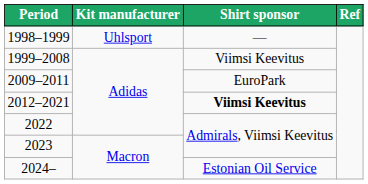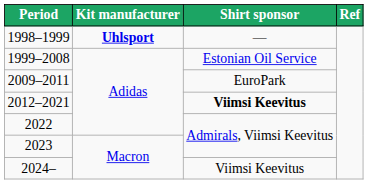(128, 37) normal -> (128, 37) bold
(260, 59) Viimsi Keevitus -> (260, 59) Estonian Oil Service
(260, 168) Estonian Oil Service -> (260, 168) Viimsi Keevitus
